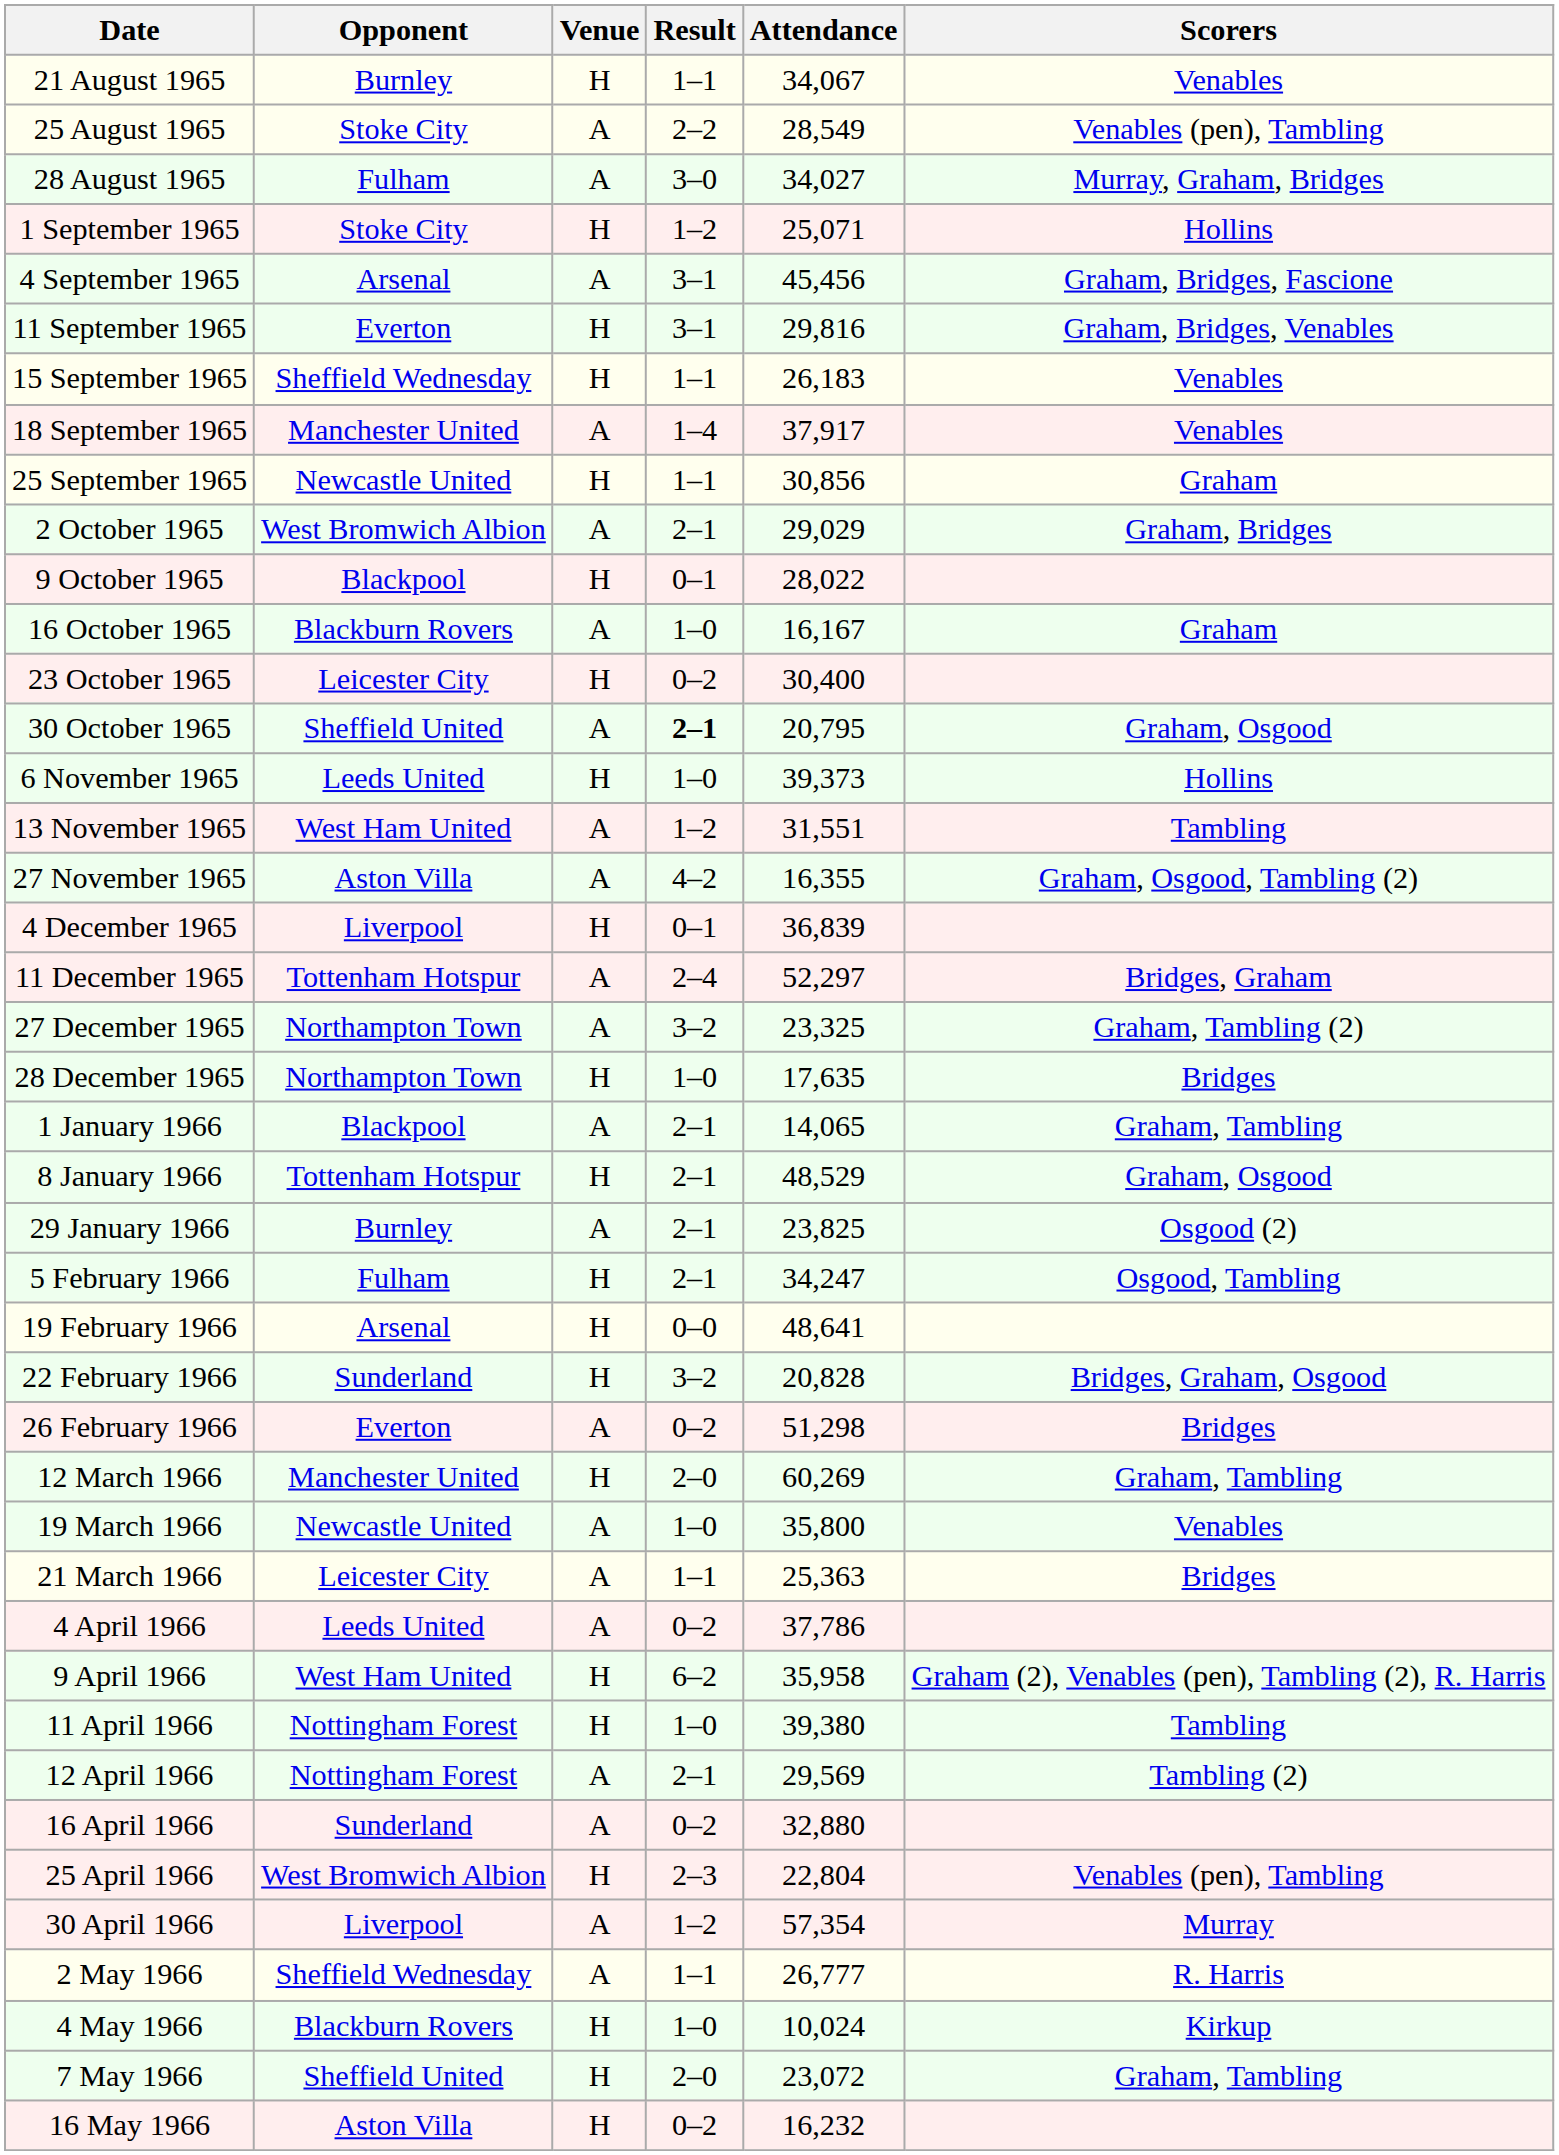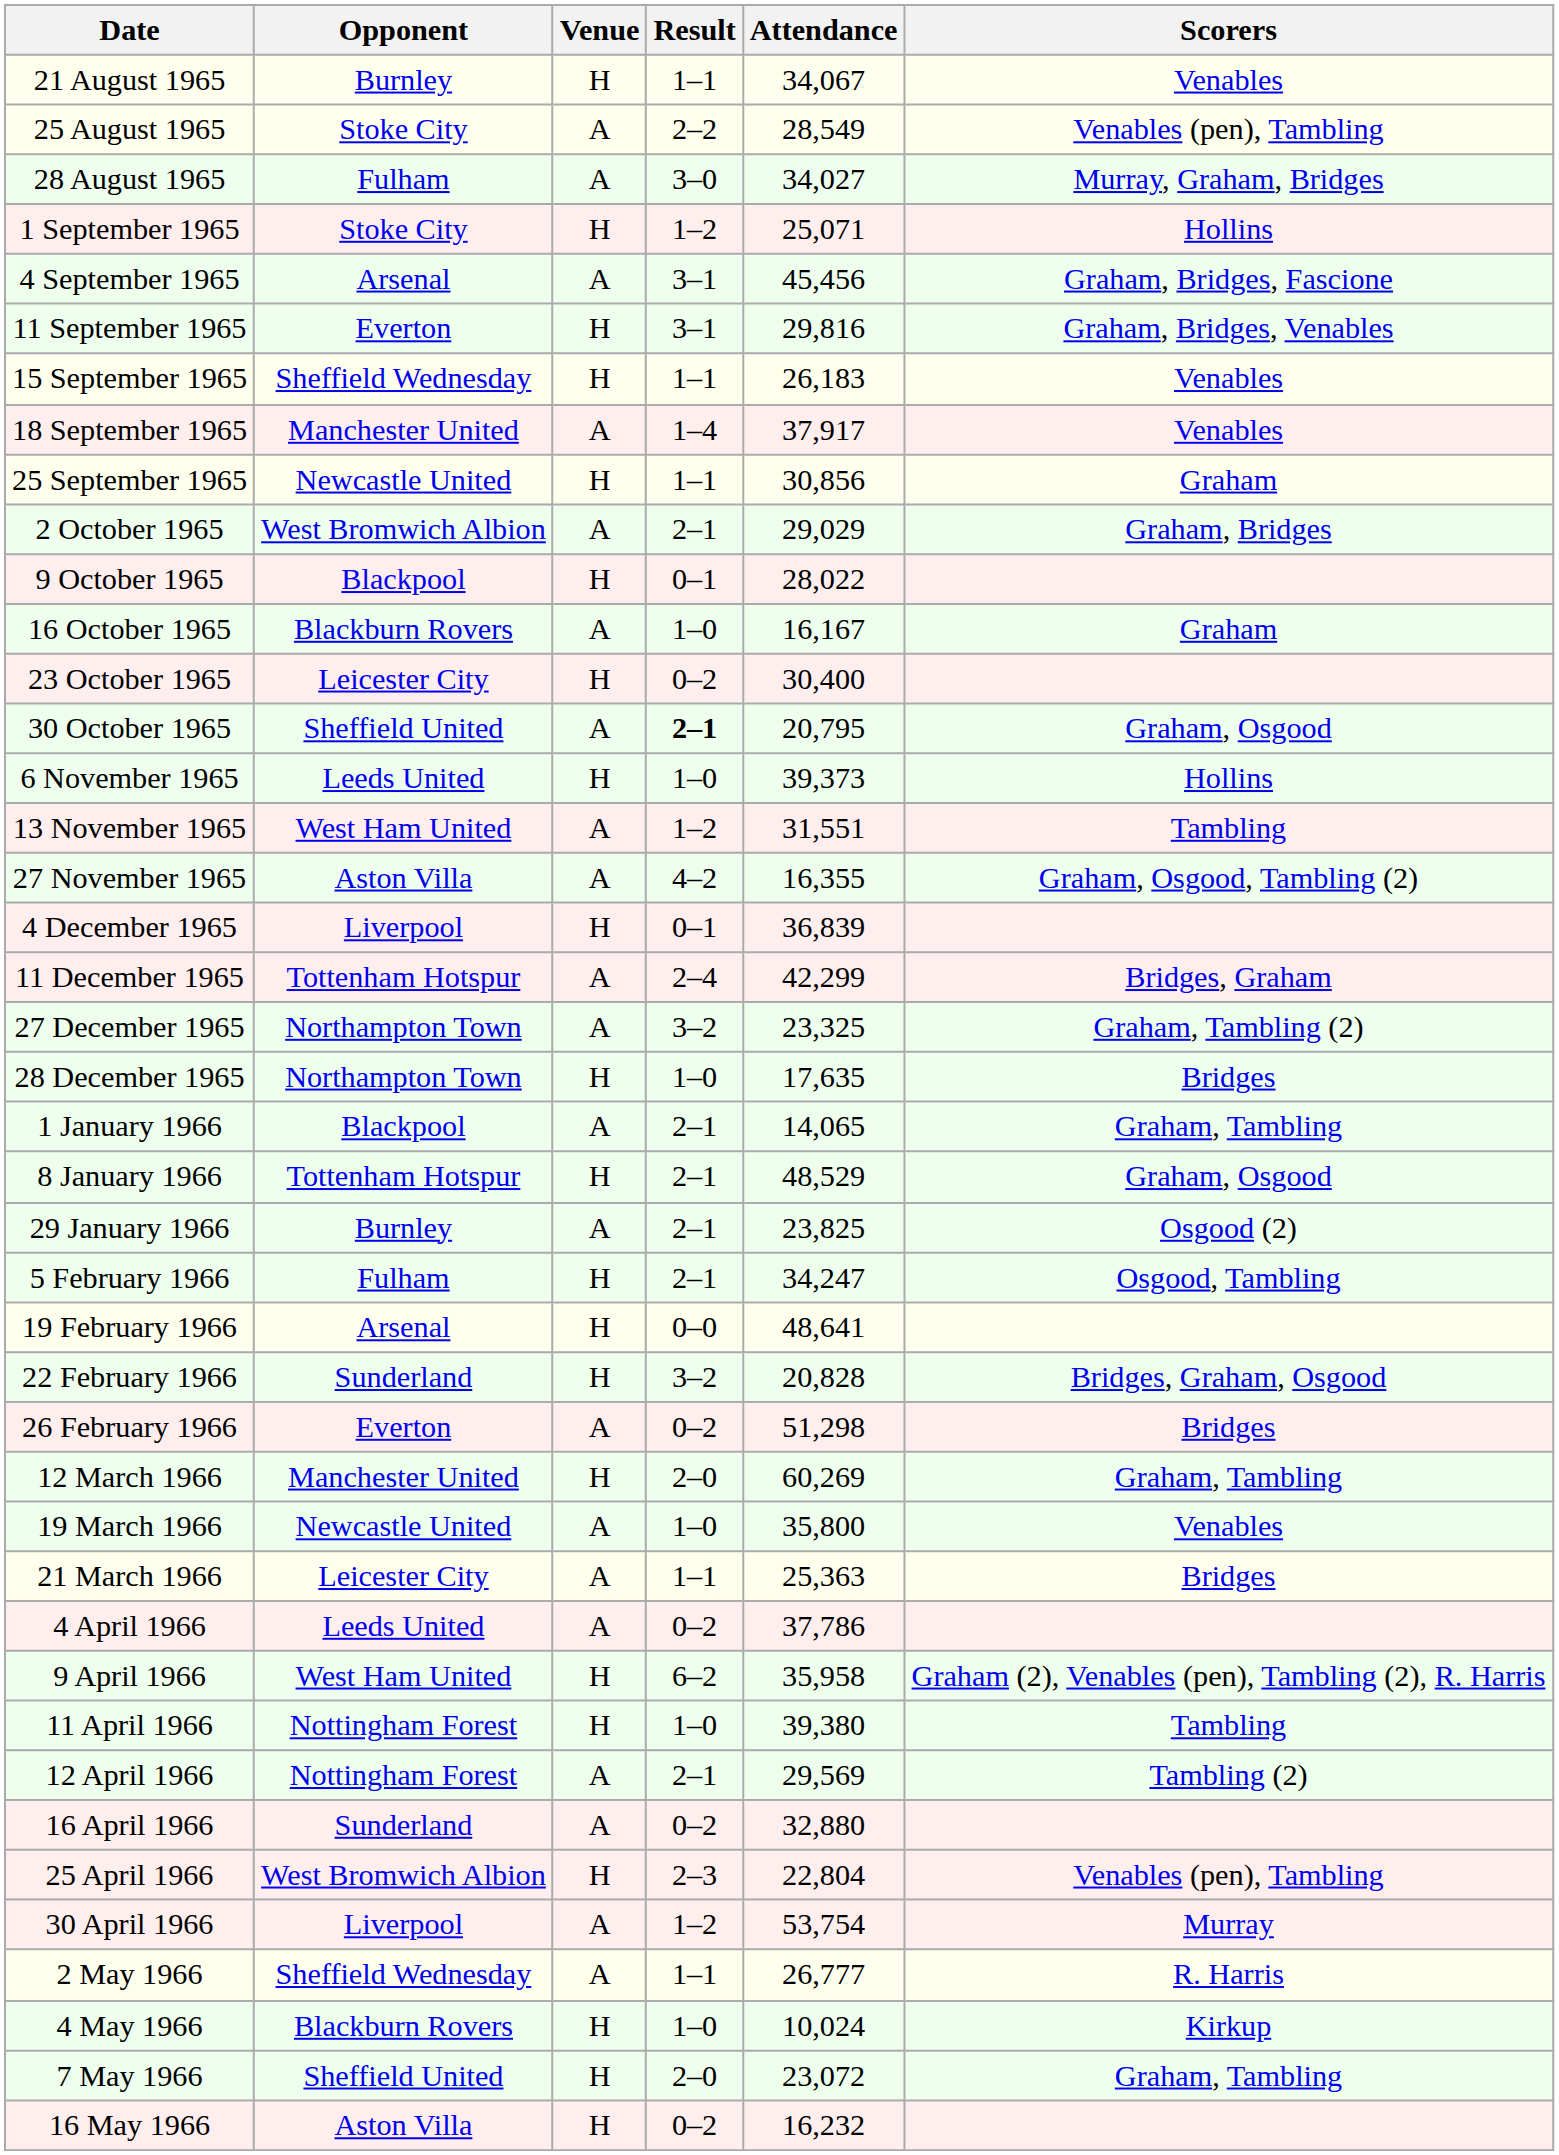(824, 977) 52,297 -> (824, 977) 42,299
(824, 1924) 57,354 -> (824, 1924) 53,754
